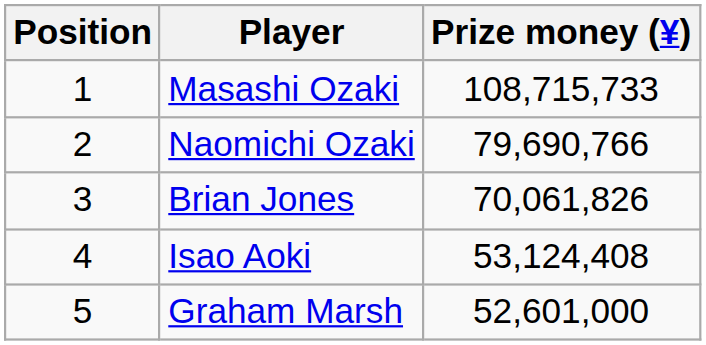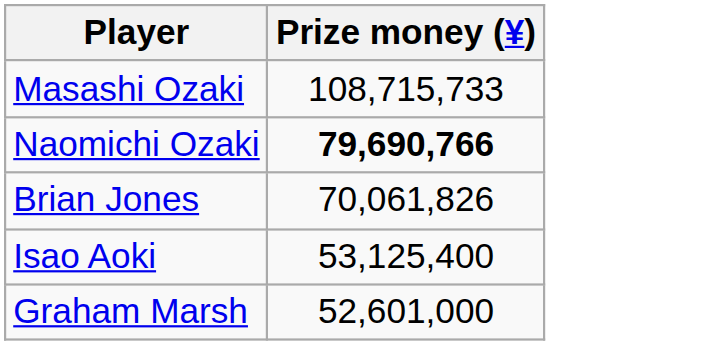- column: (83, 32)
(561, 144) normal -> (406, 144) bold
(561, 255) 53,124,408 -> (406, 255) 53,125,400
